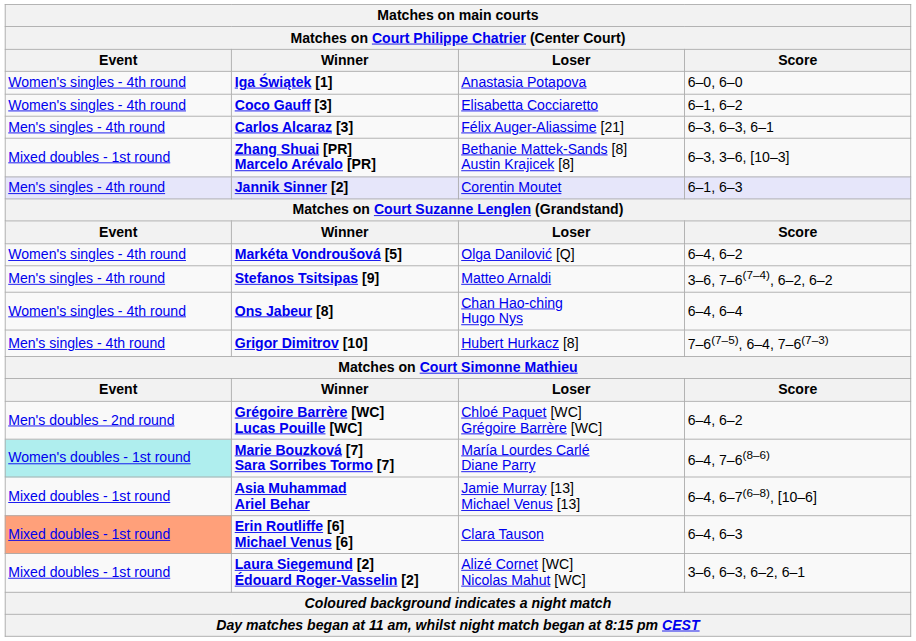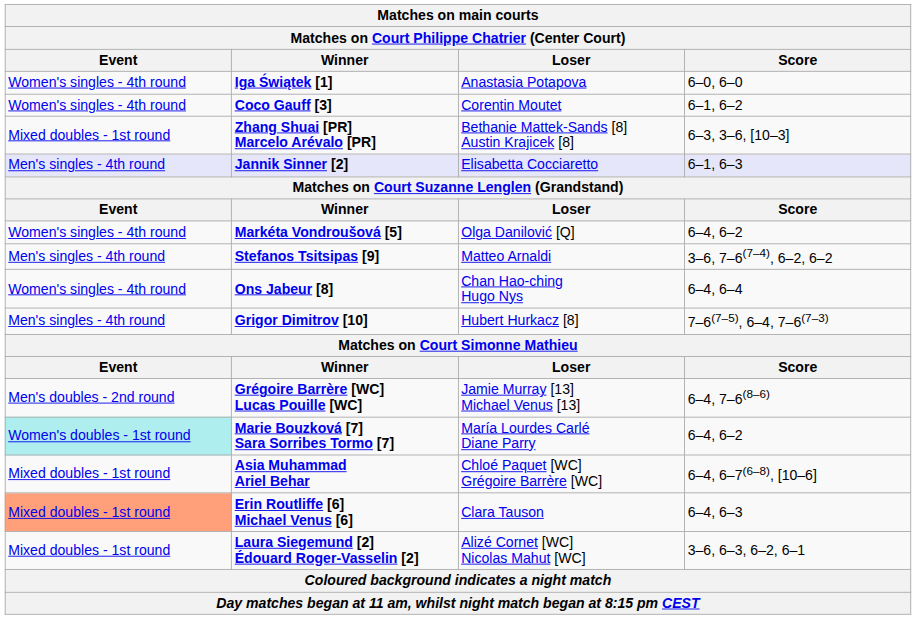(530, 104) Elisabetta Cocciaretto -> (511, 104) Corentin Moutet
- row: (294, 127)
(511, 187) Corentin Moutet -> (530, 165) Elisabetta Cocciaretto
(532, 420) Chloé Paquet [WC] Grégoire Barrère [WC] -> (521, 397) Jamie Murray [13] Michael Venus [13]
(715, 420) 6–4, 6–2 -> (729, 397) 6–4, 7–6(8–6)
(729, 458) 6–4, 7–6(8–6) -> (715, 436) 6–4, 6–2
(521, 496) Jamie Murray [13] Michael Venus [13] -> (532, 474) Chloé Paquet [WC] Grégoire Barrère [WC]
